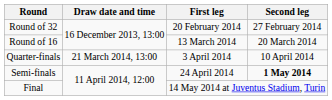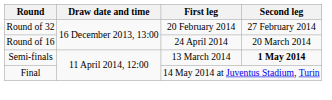(207, 42) 13 March 2014 -> (201, 42) 24 April 2014
- row: (33, 57)
(207, 73) 24 April 2014 -> (201, 57) 13 March 2014
